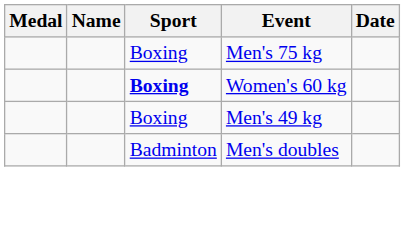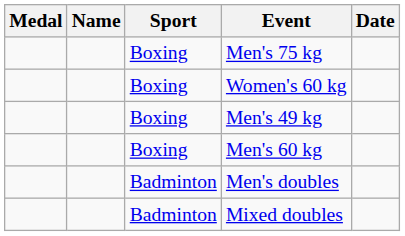(159, 85) bold -> (159, 85) normal
+ row: (274, 150)
+ row: (284, 214)
